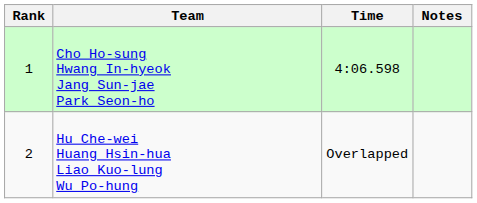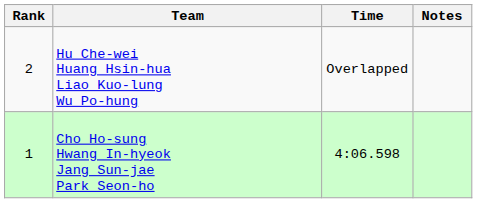rows swapped: (114, 77) <-> (114, 163)
